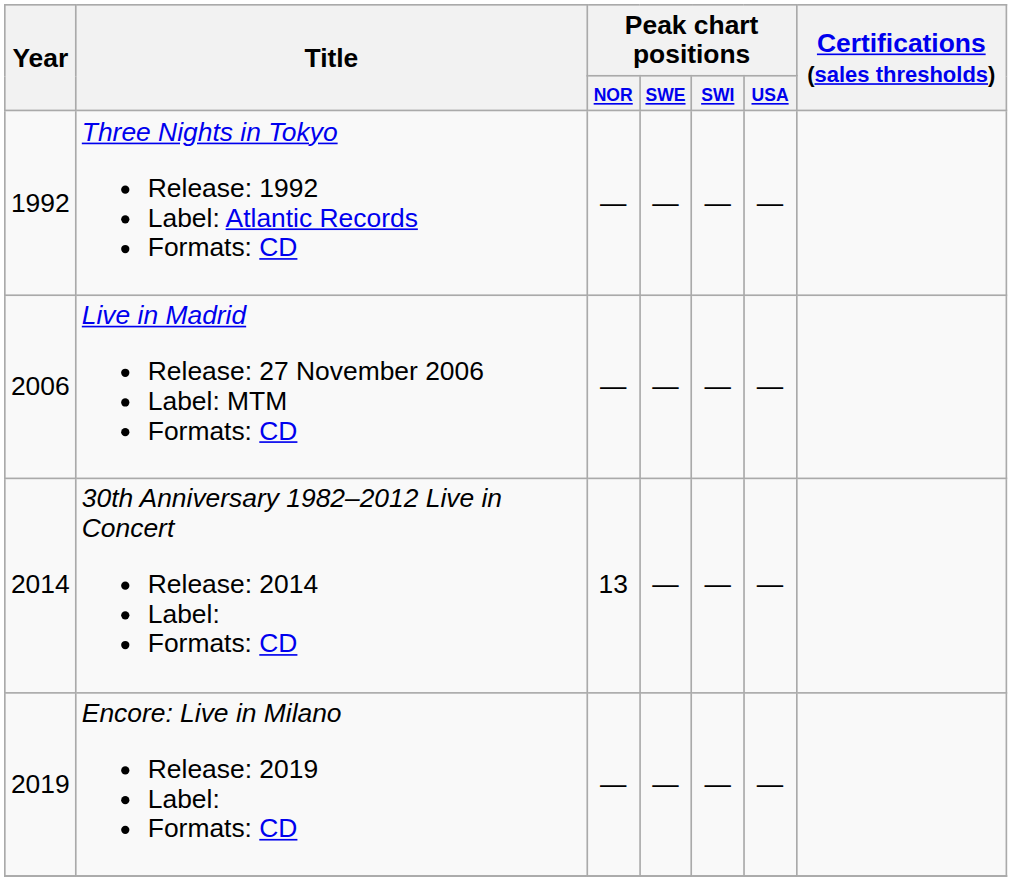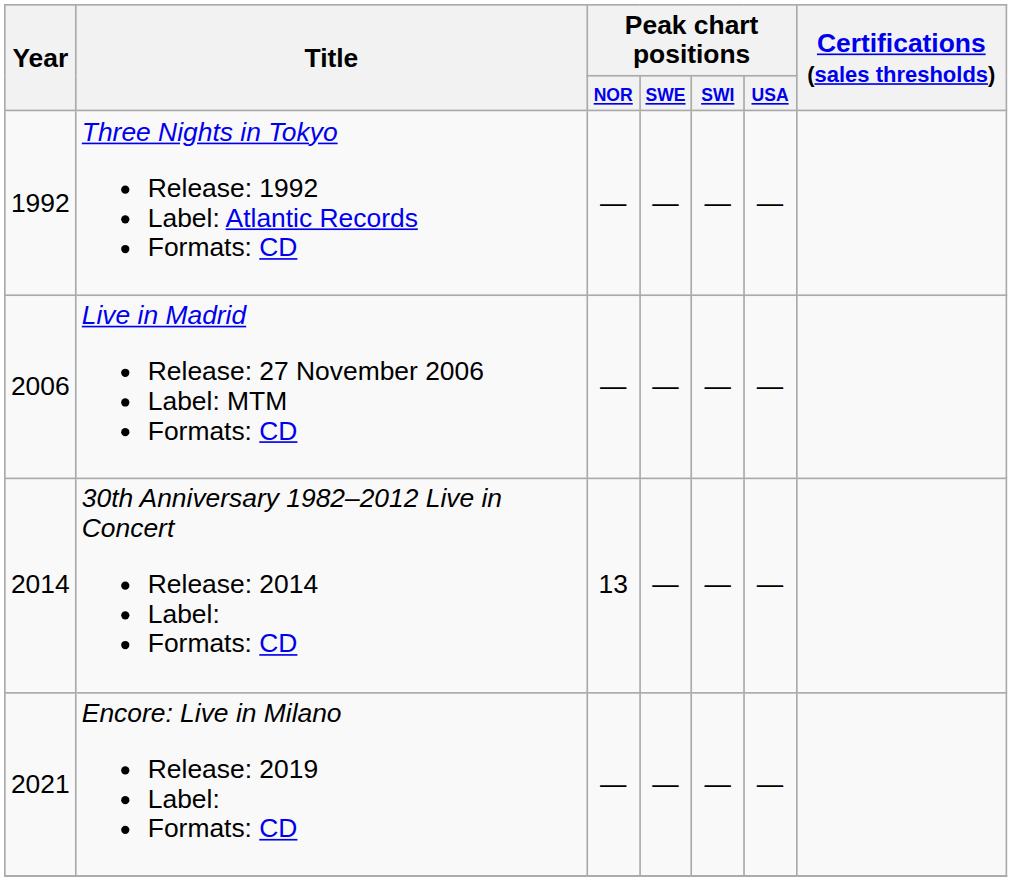(40, 783) 2019 -> (40, 783) 2021
